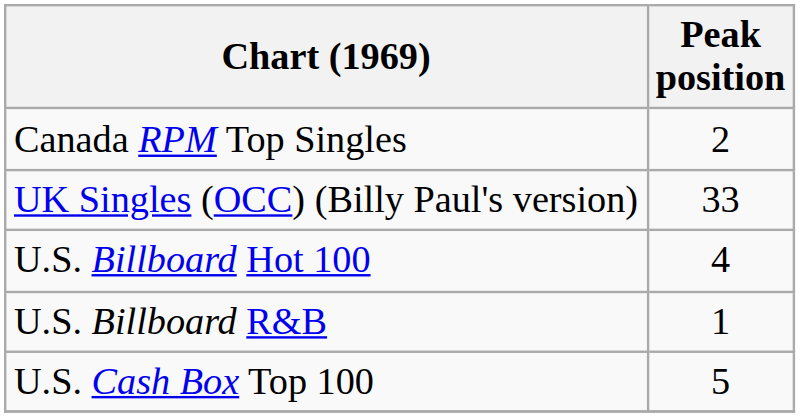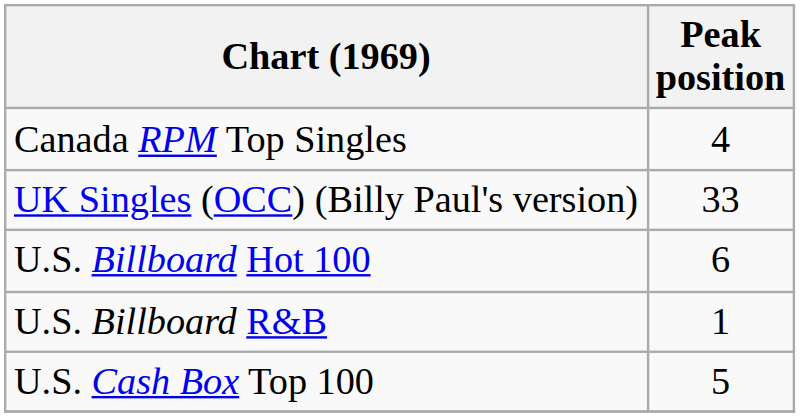(721, 138) 2 -> (721, 138) 4
(721, 259) 4 -> (721, 259) 6
